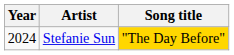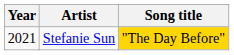(22, 38) 2024 -> (22, 38) 2021
